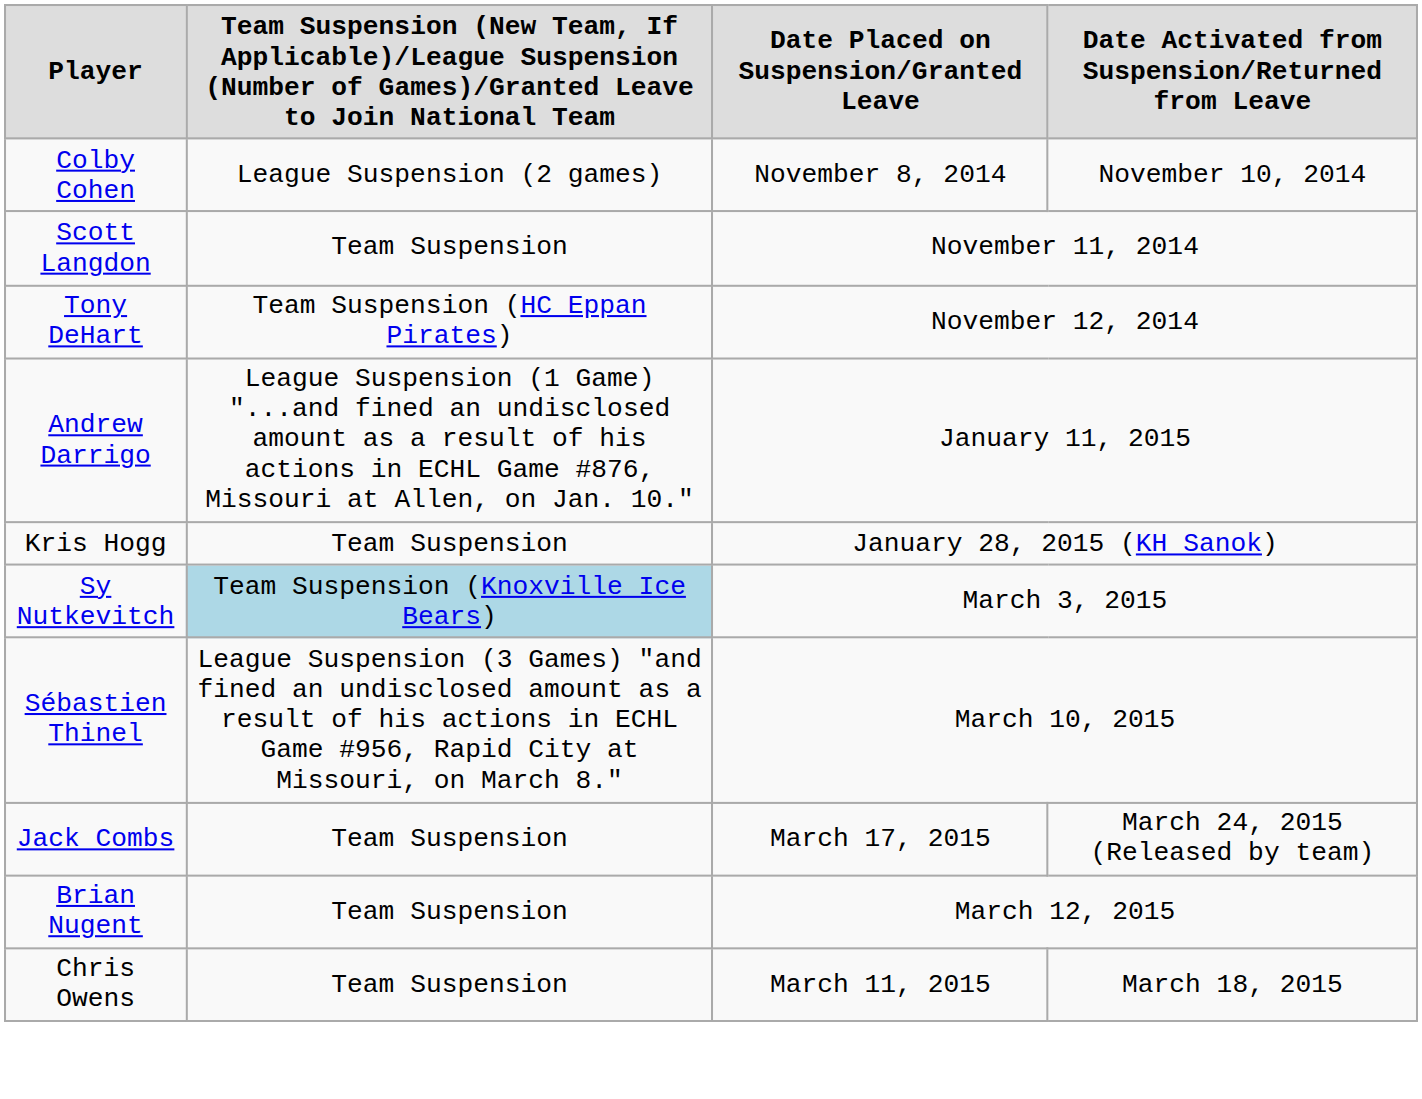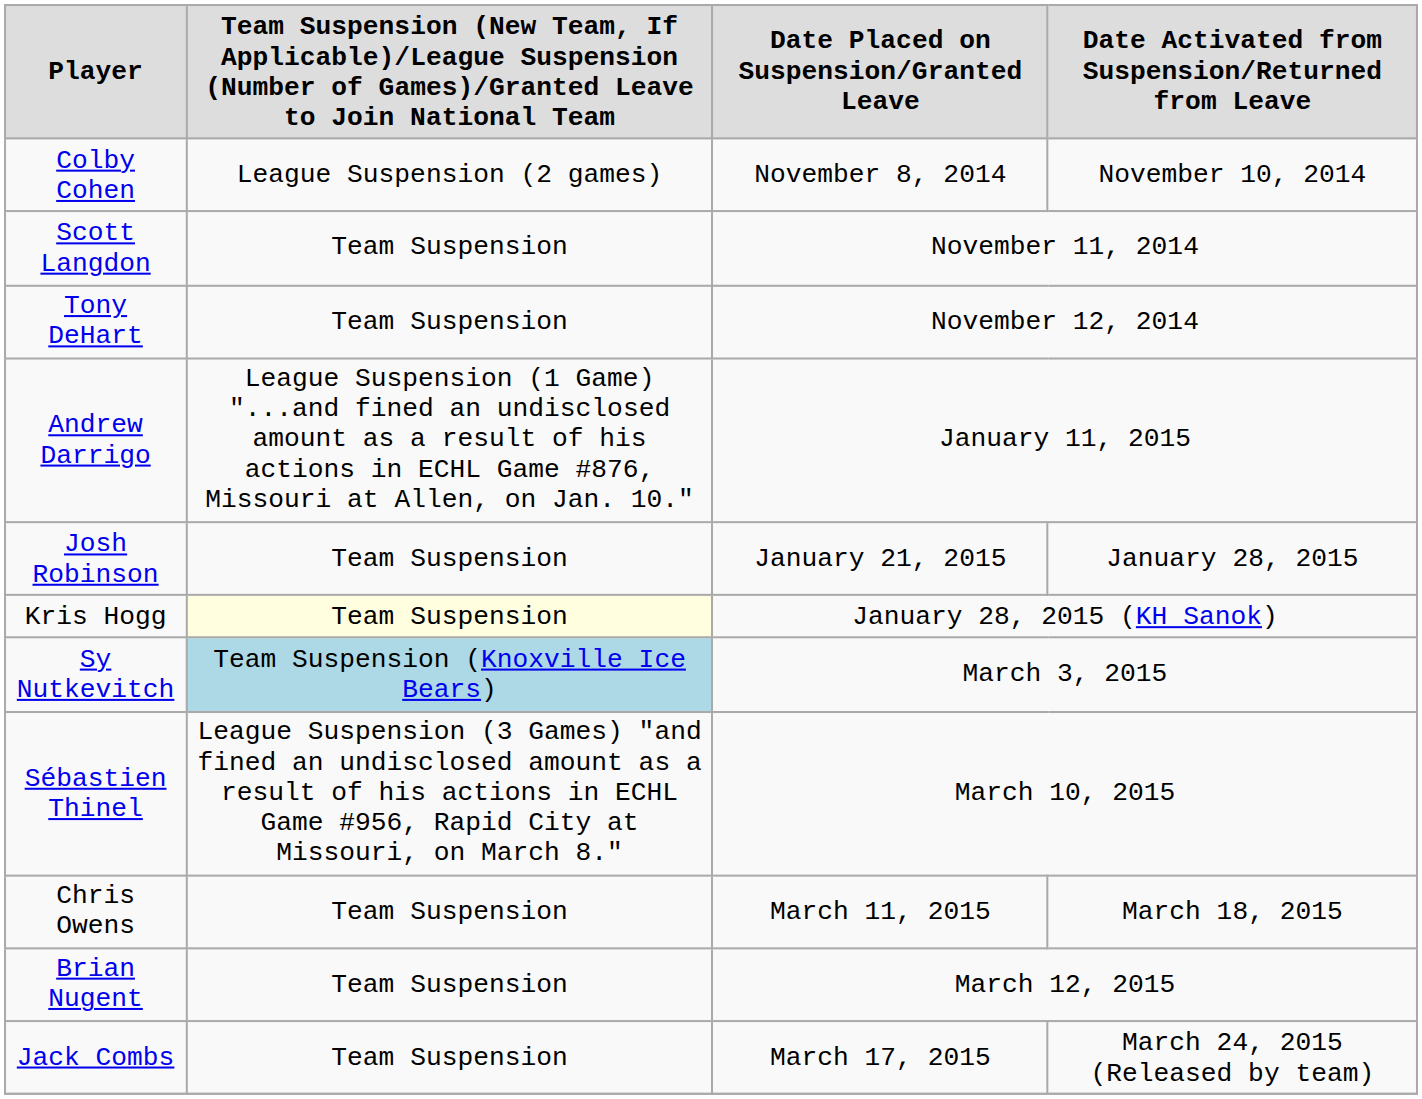(450, 321) Team Suspension (HC Eppan Pirates) -> (450, 321) Team Suspension
+ row: (96, 559)
(450, 543) no background -> (450, 617) lightyellow background
rows swapped: (96, 985) <-> (96, 838)
